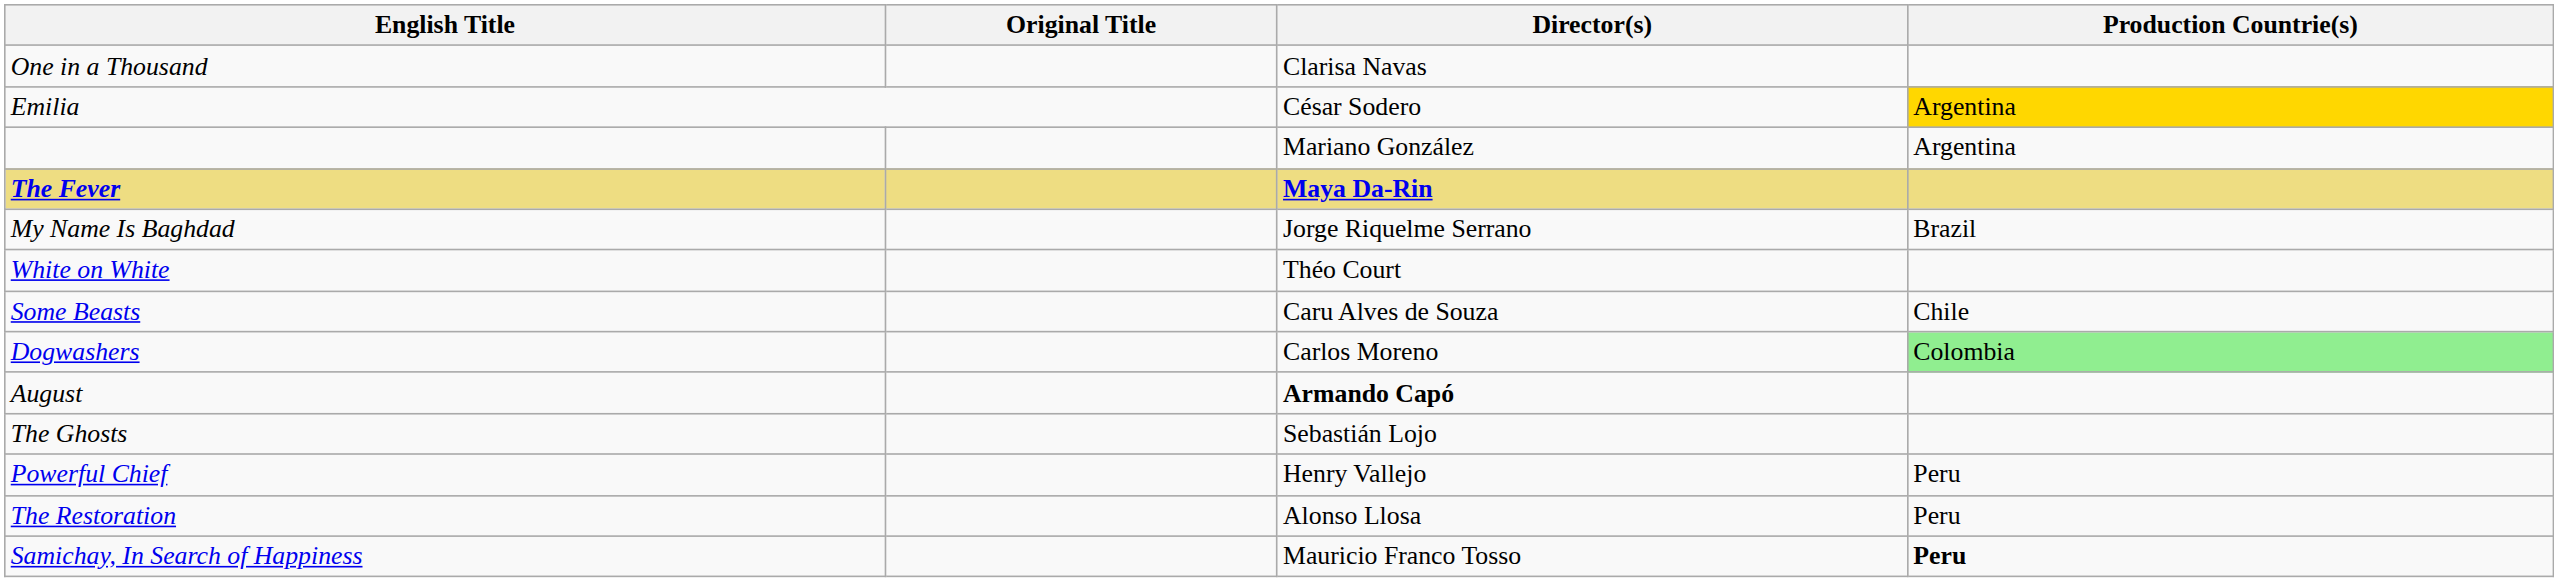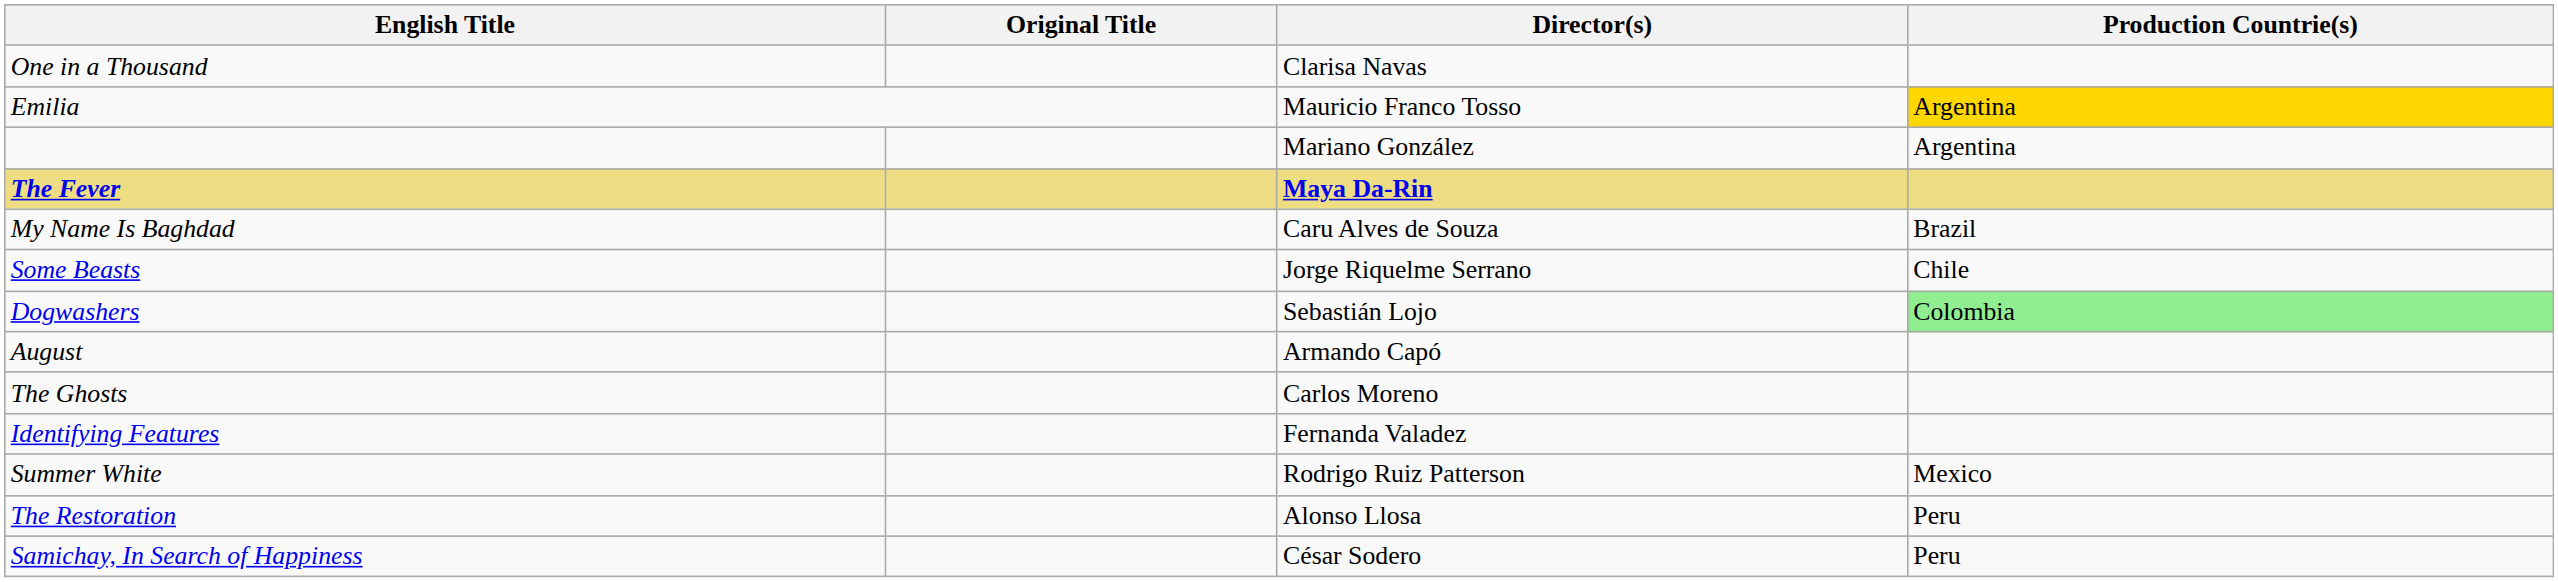(1352, 106) César Sodero -> (1402, 106) Mauricio Franco Tosso
(1407, 229) Jorge Riquelme Serrano -> (1391, 229) Caru Alves de Souza
- row: (90, 270)
(1391, 310) Caru Alves de Souza -> (1407, 270) Jorge Riquelme Serrano
(1361, 351) Carlos Moreno -> (1360, 310) Sebastián Lojo
(1369, 392) bold -> (1362, 351) normal
(1360, 433) Sebastián Lojo -> (1361, 392) Carlos Moreno
+ row: (115, 433)
+ row: (86, 474)
- row: (89, 474)
(1402, 556) Mauricio Franco Tosso -> (1352, 556) César Sodero
(1940, 556) bold -> (1937, 556) normal
